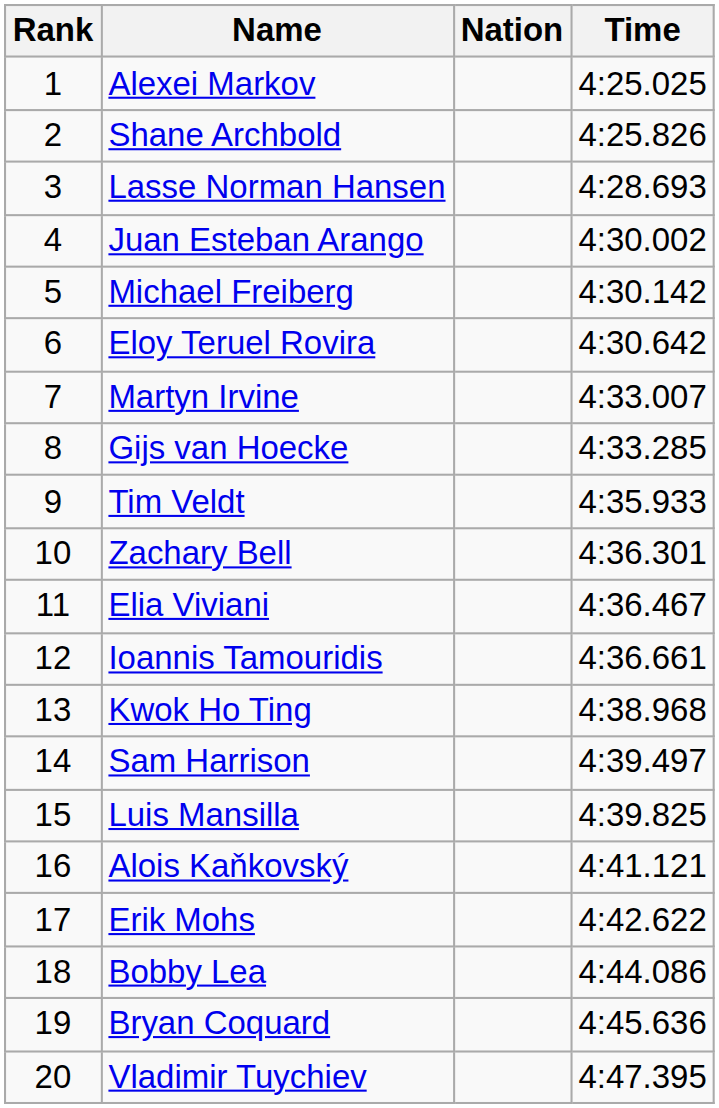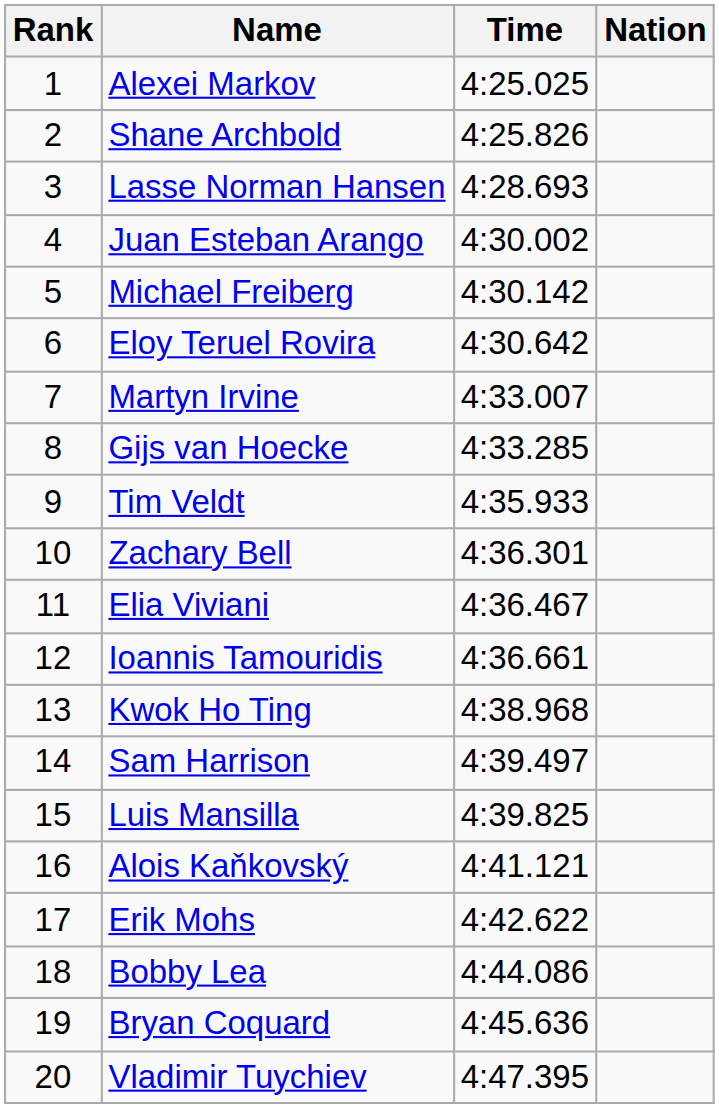columns swapped: (512, 30) <-> (643, 30)
